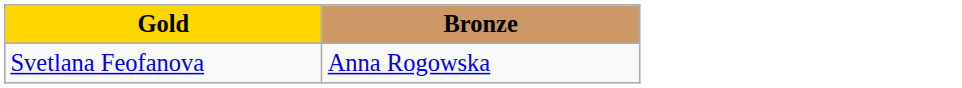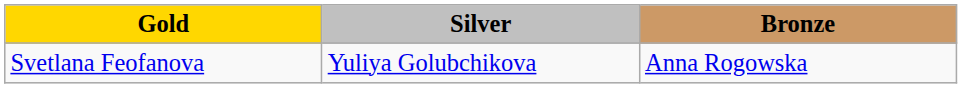+ column: (481, 23)
